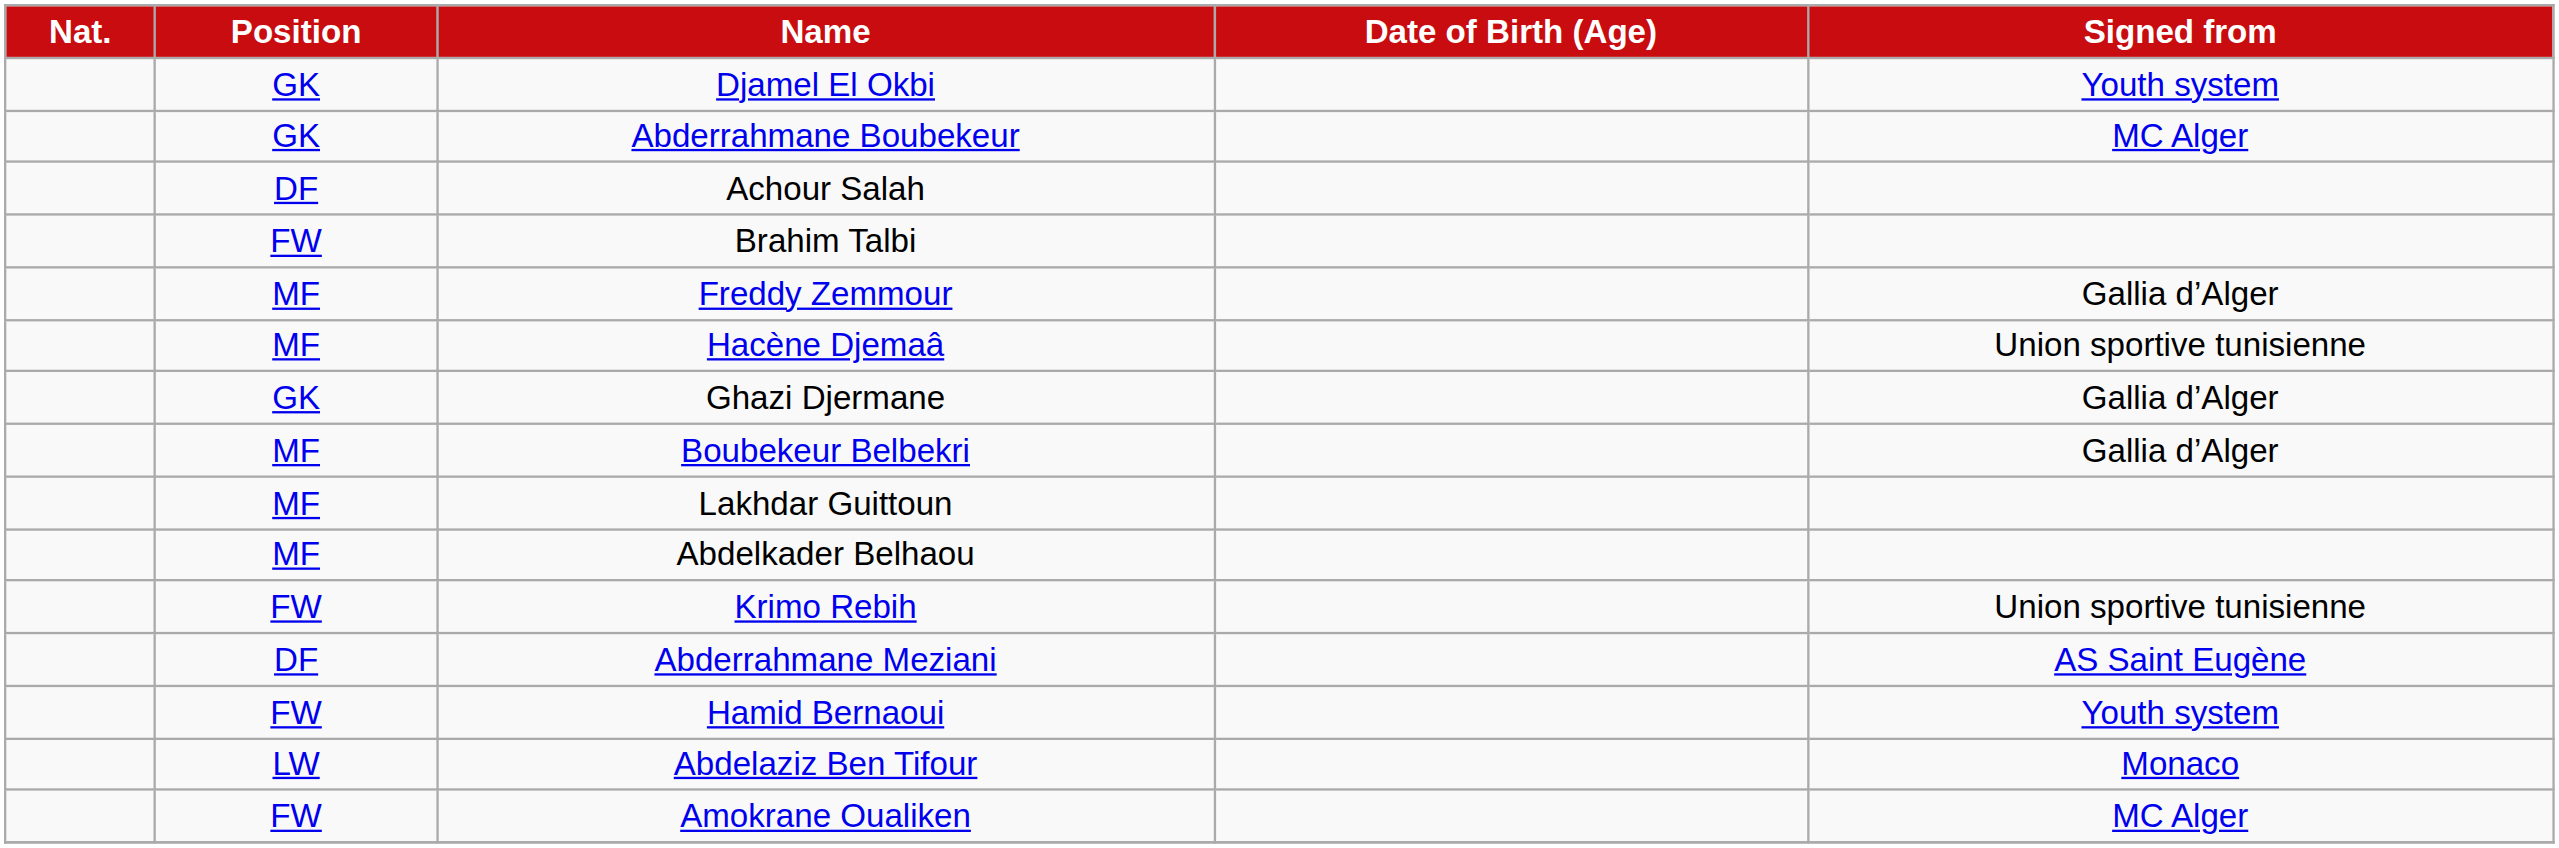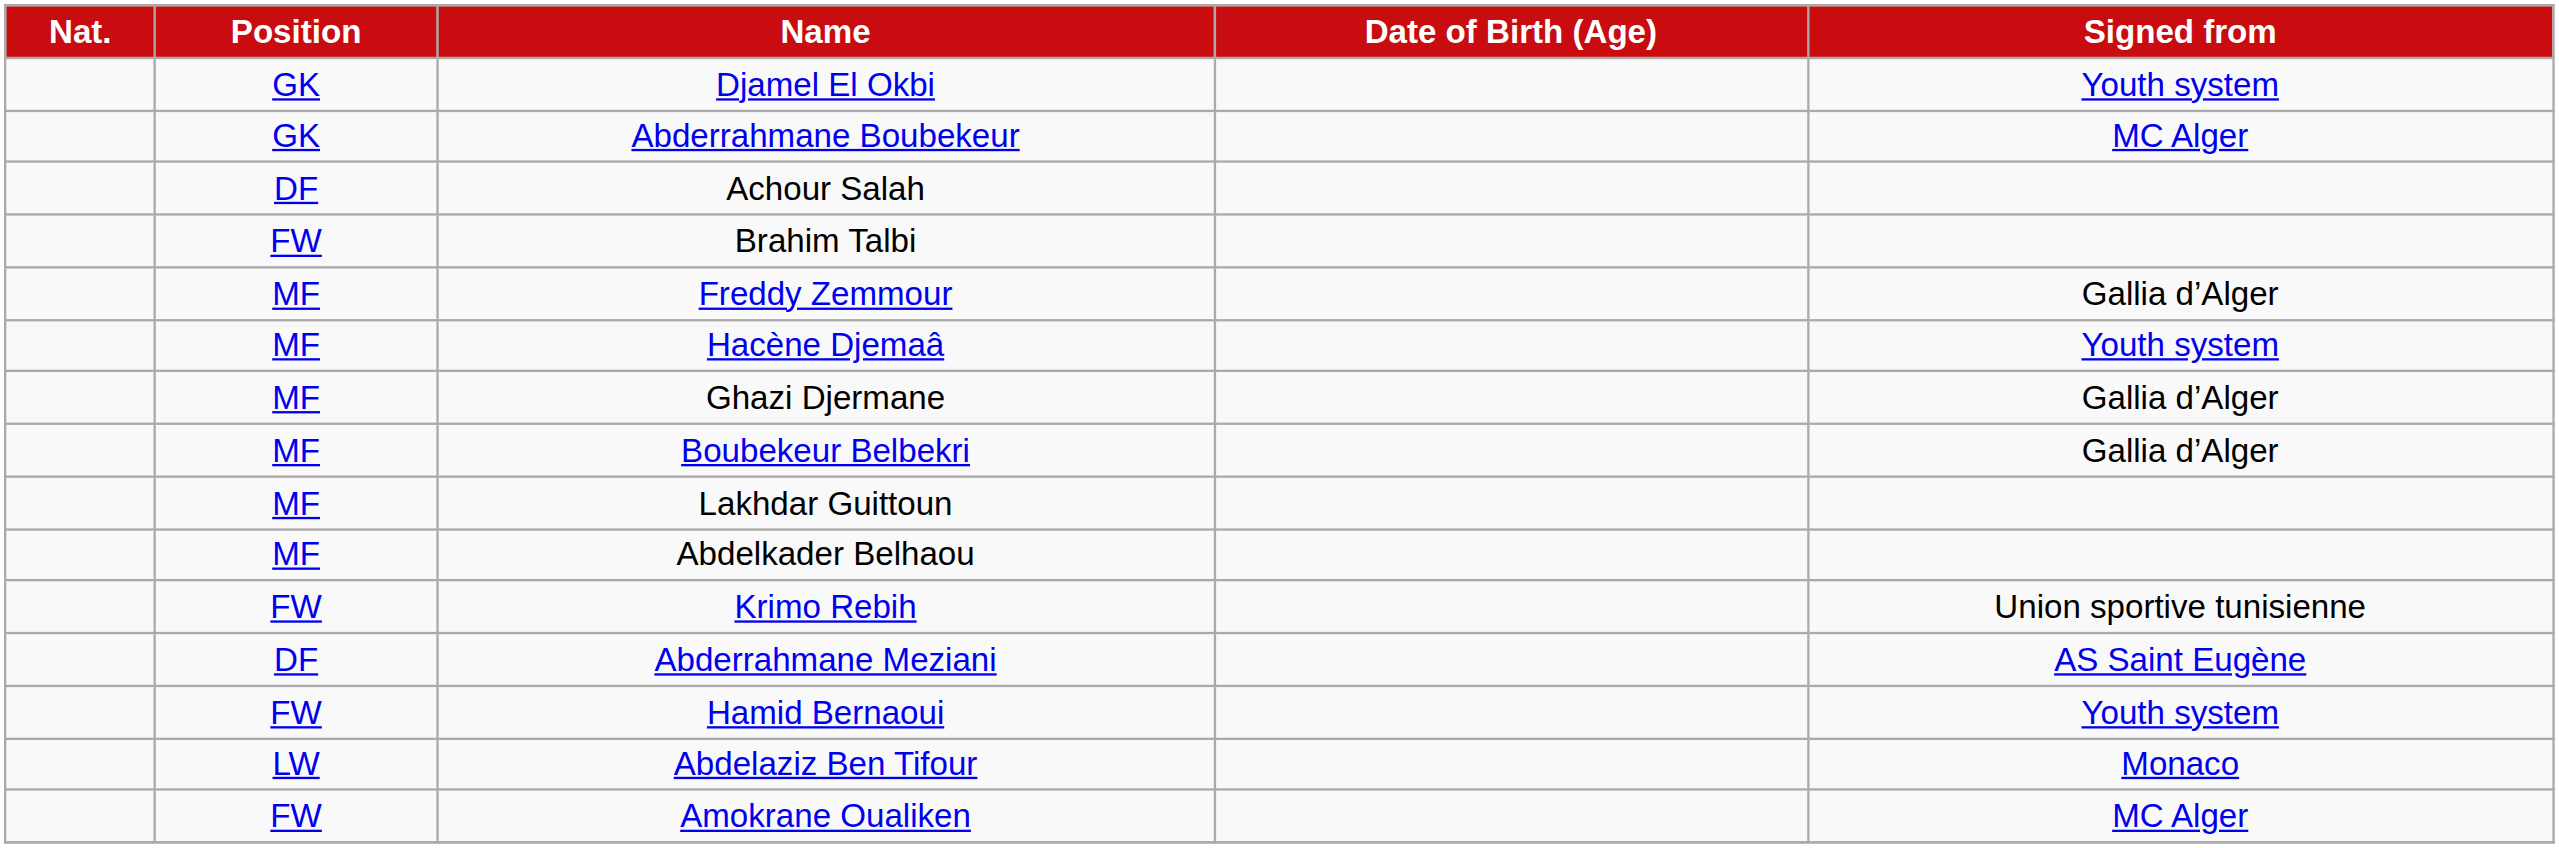(2180, 346) Union sportive tunisienne -> (2180, 346) Youth system
(296, 398) GK -> (296, 398) MF
